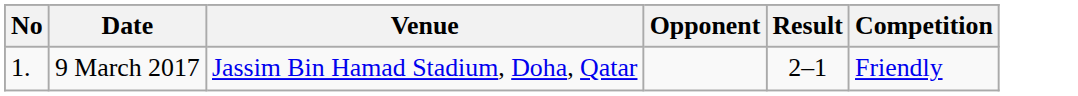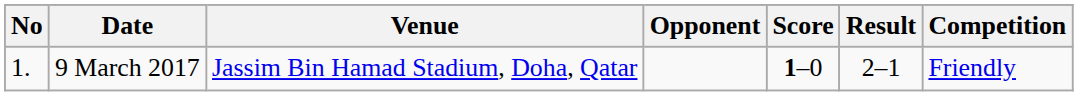+ column: (803, 25)
